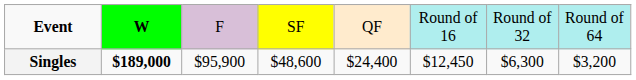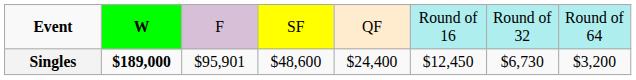(220, 61) $95,900 -> (220, 61) $95,901
(522, 61) $6,300 -> (522, 61) $6,730
